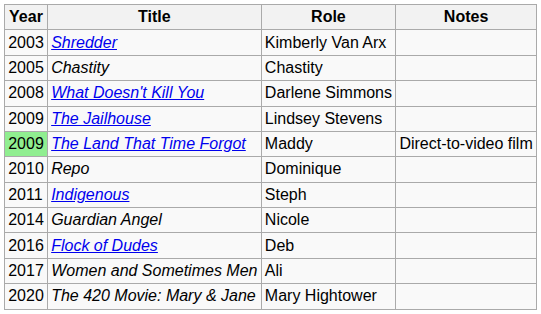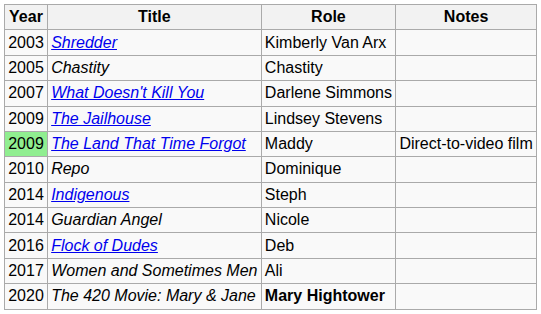(26, 93) 2008 -> (26, 93) 2007
(25, 194) 2011 -> (26, 194) 2014
(321, 296) normal -> (325, 296) bold
